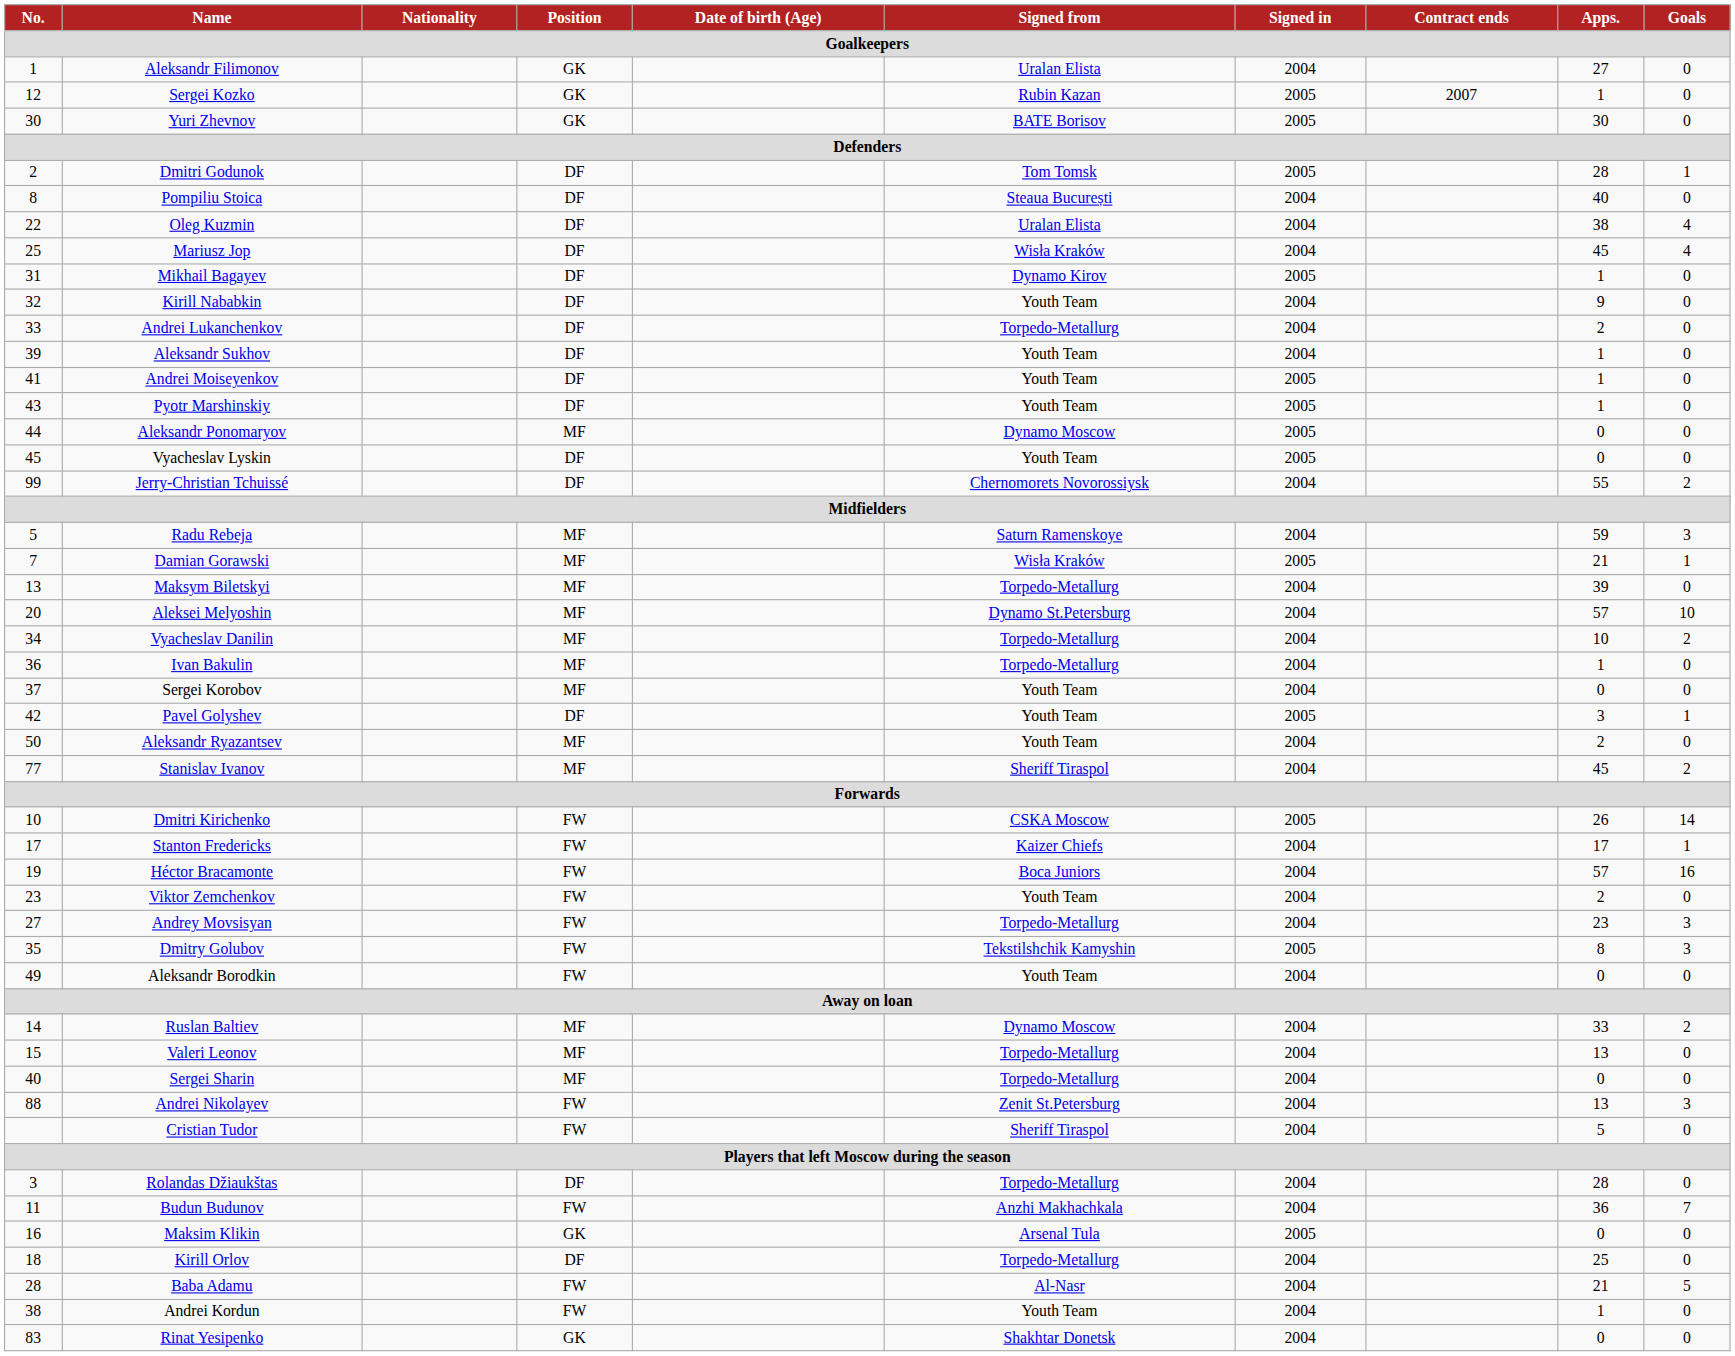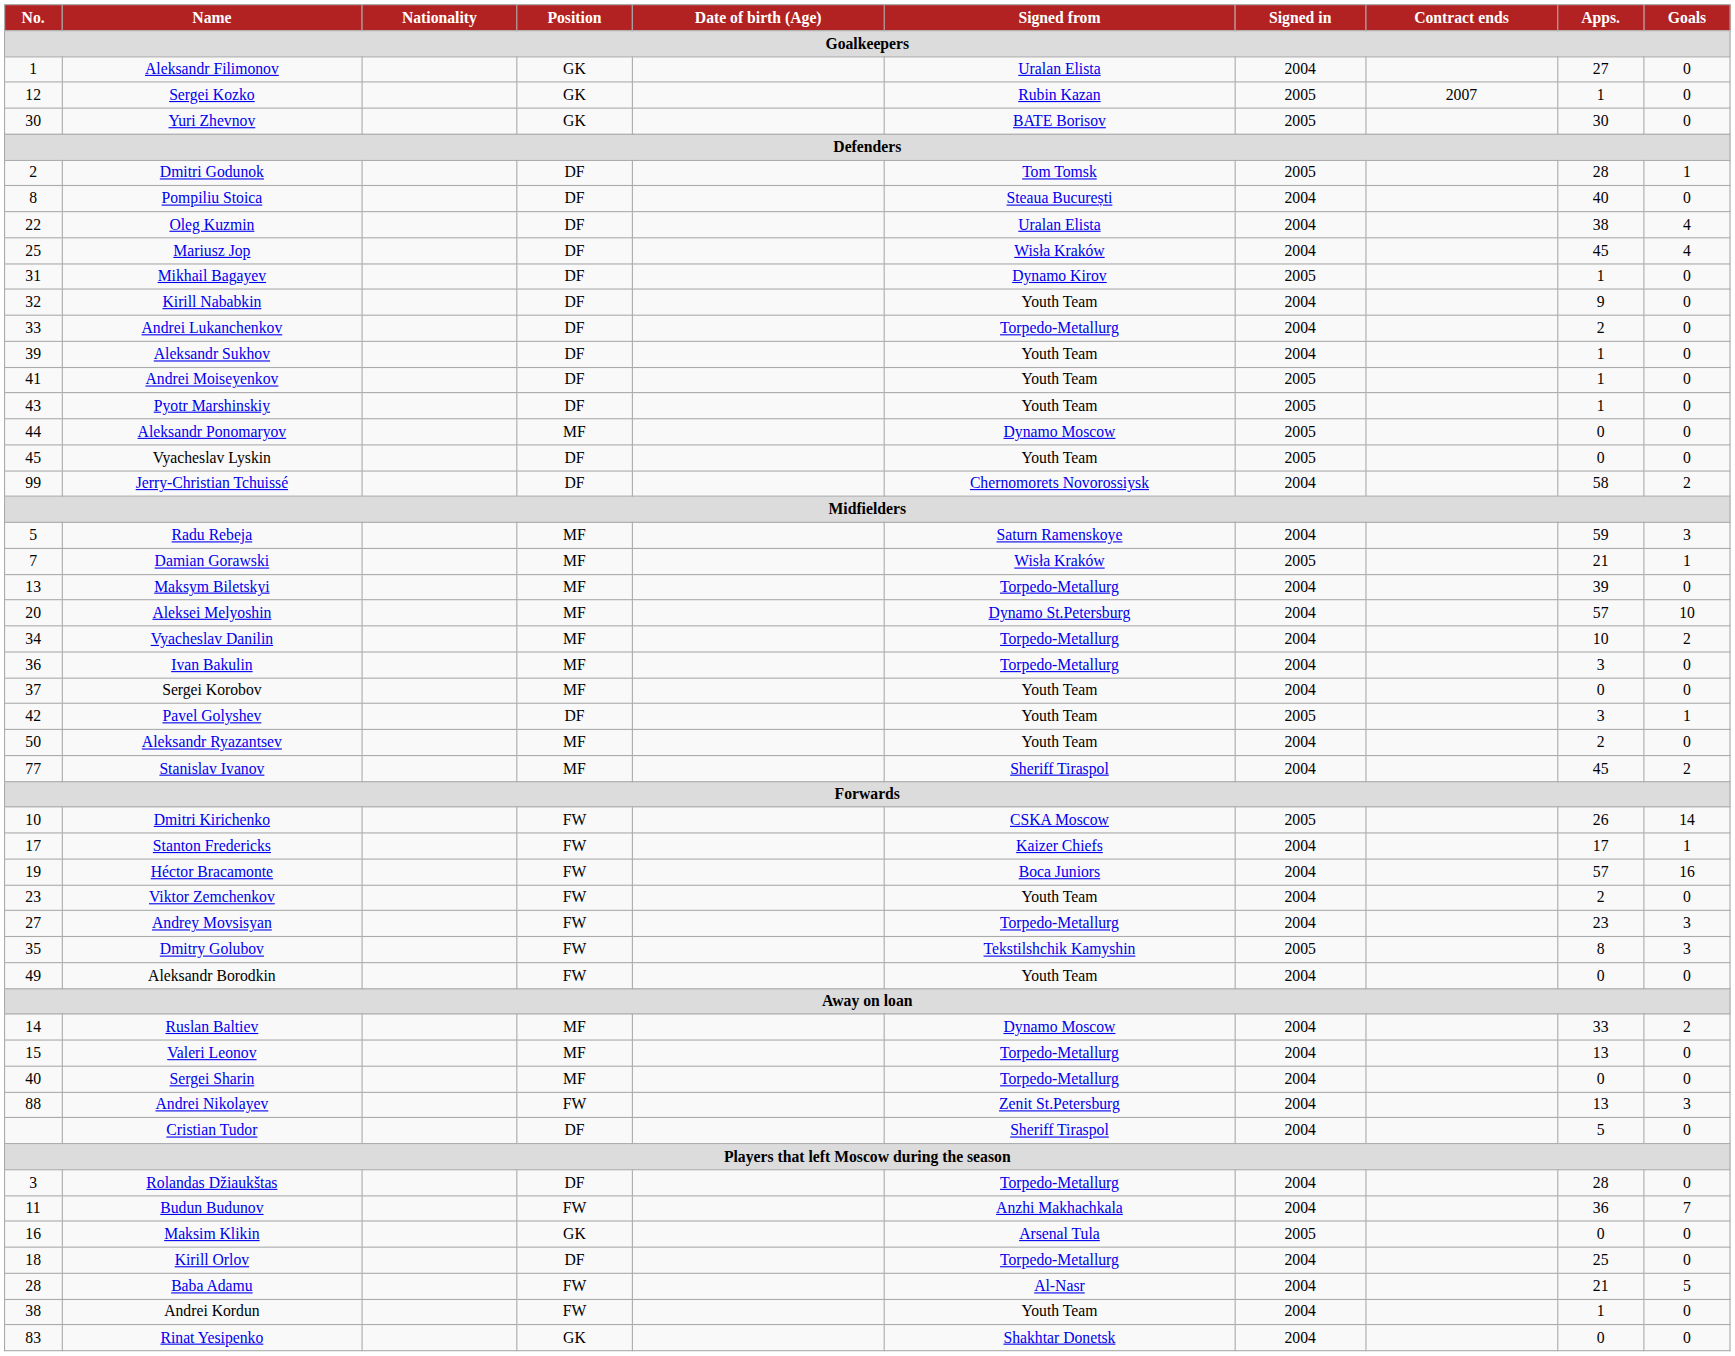(1601, 483) 55 -> (1601, 483) 58
(1601, 665) 1 -> (1601, 665) 3
(574, 1130) FW -> (574, 1130) DF
